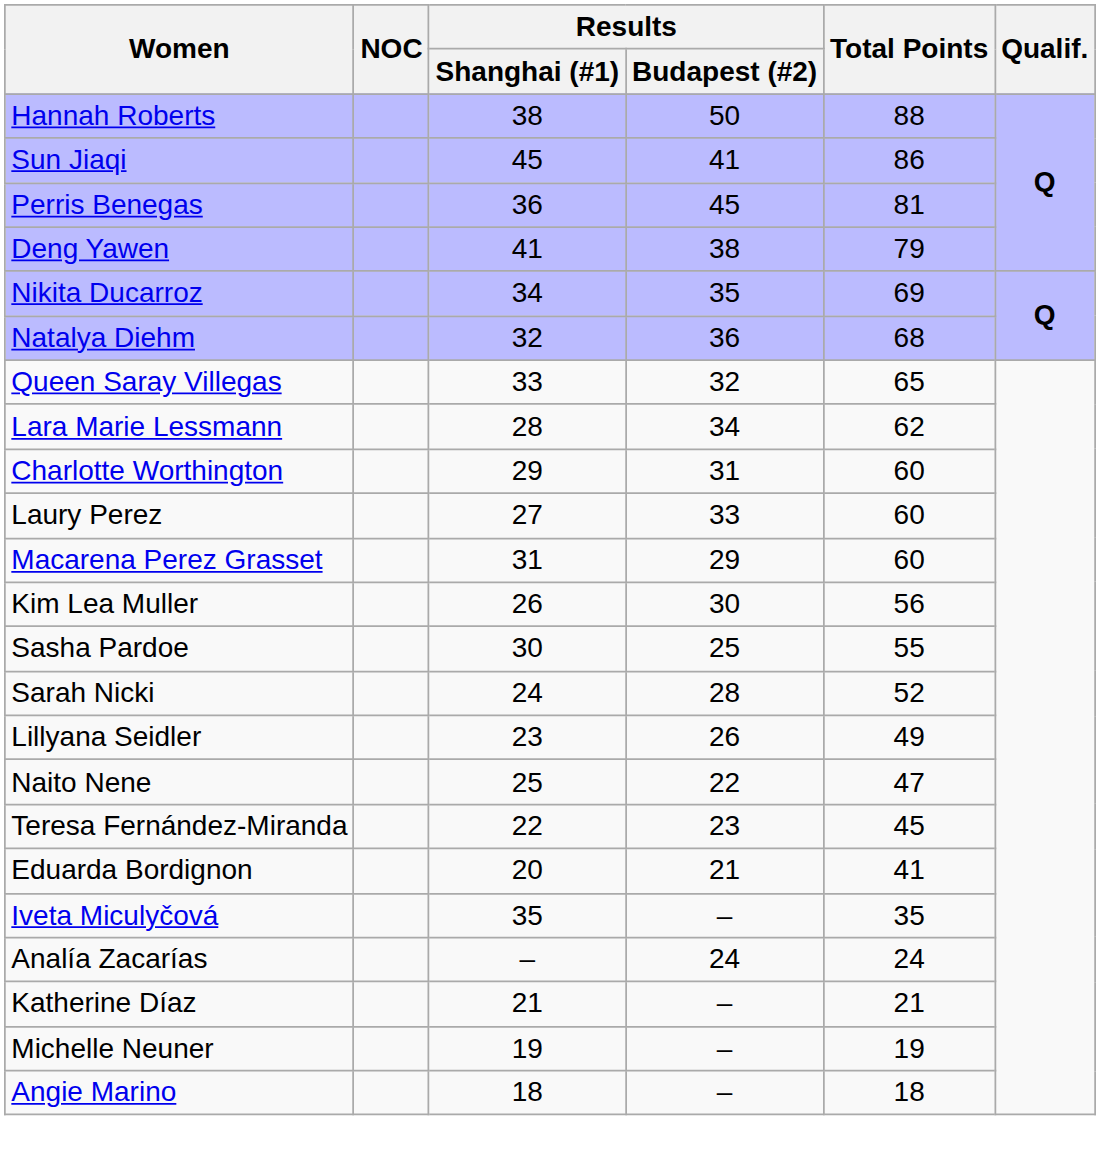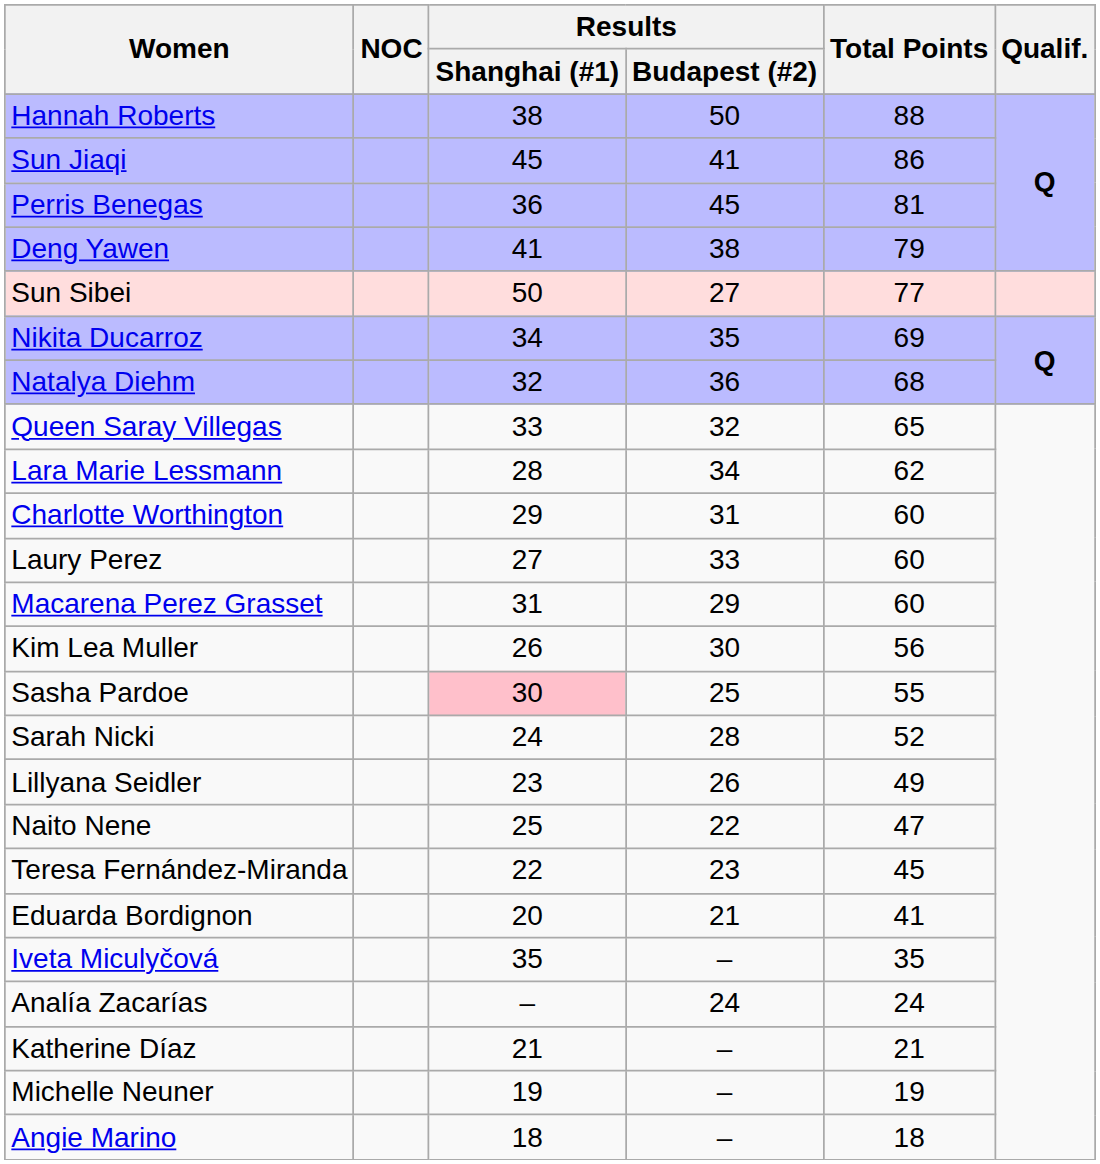+ row: (71, 293)
(527, 648) no background -> (527, 692) pink background
